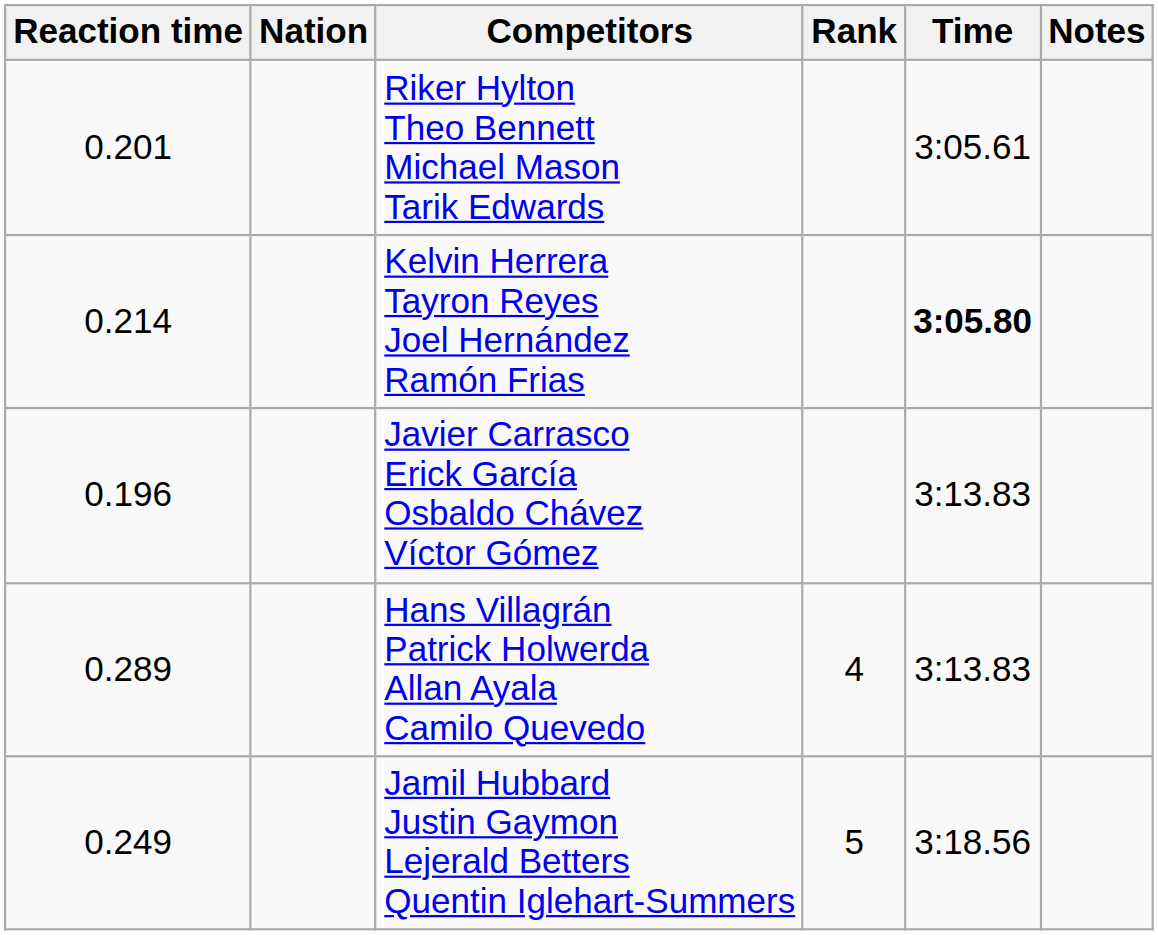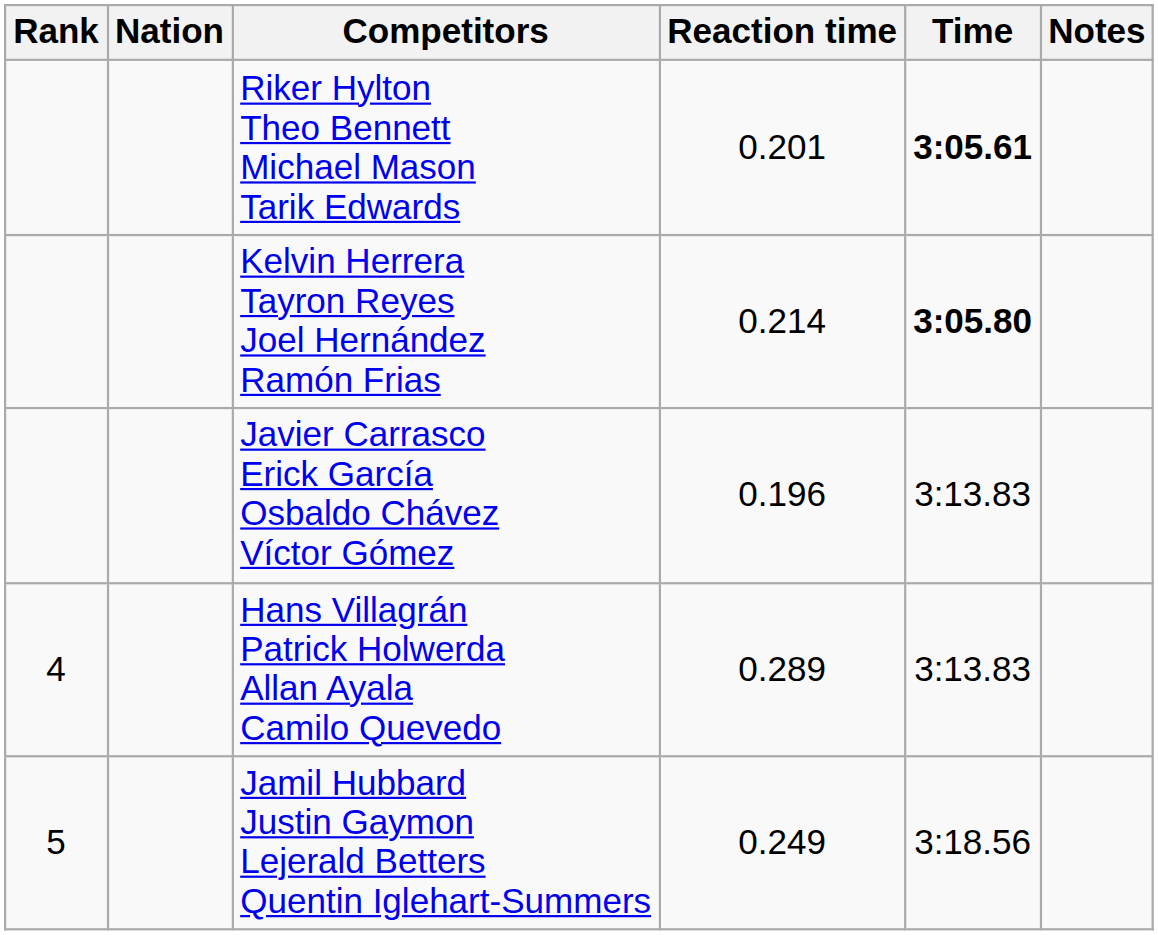columns swapped: (854, 32) <-> (128, 32)
(973, 146) normal -> (973, 146) bold
